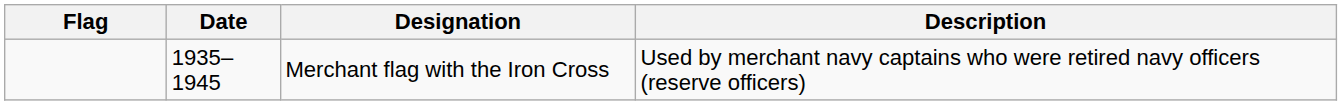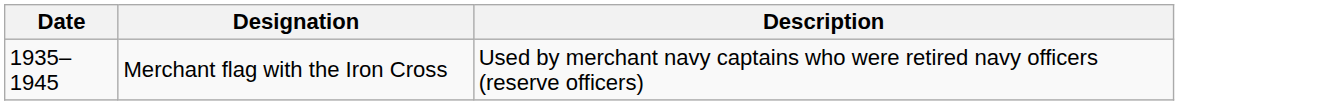- column: (86, 22)
